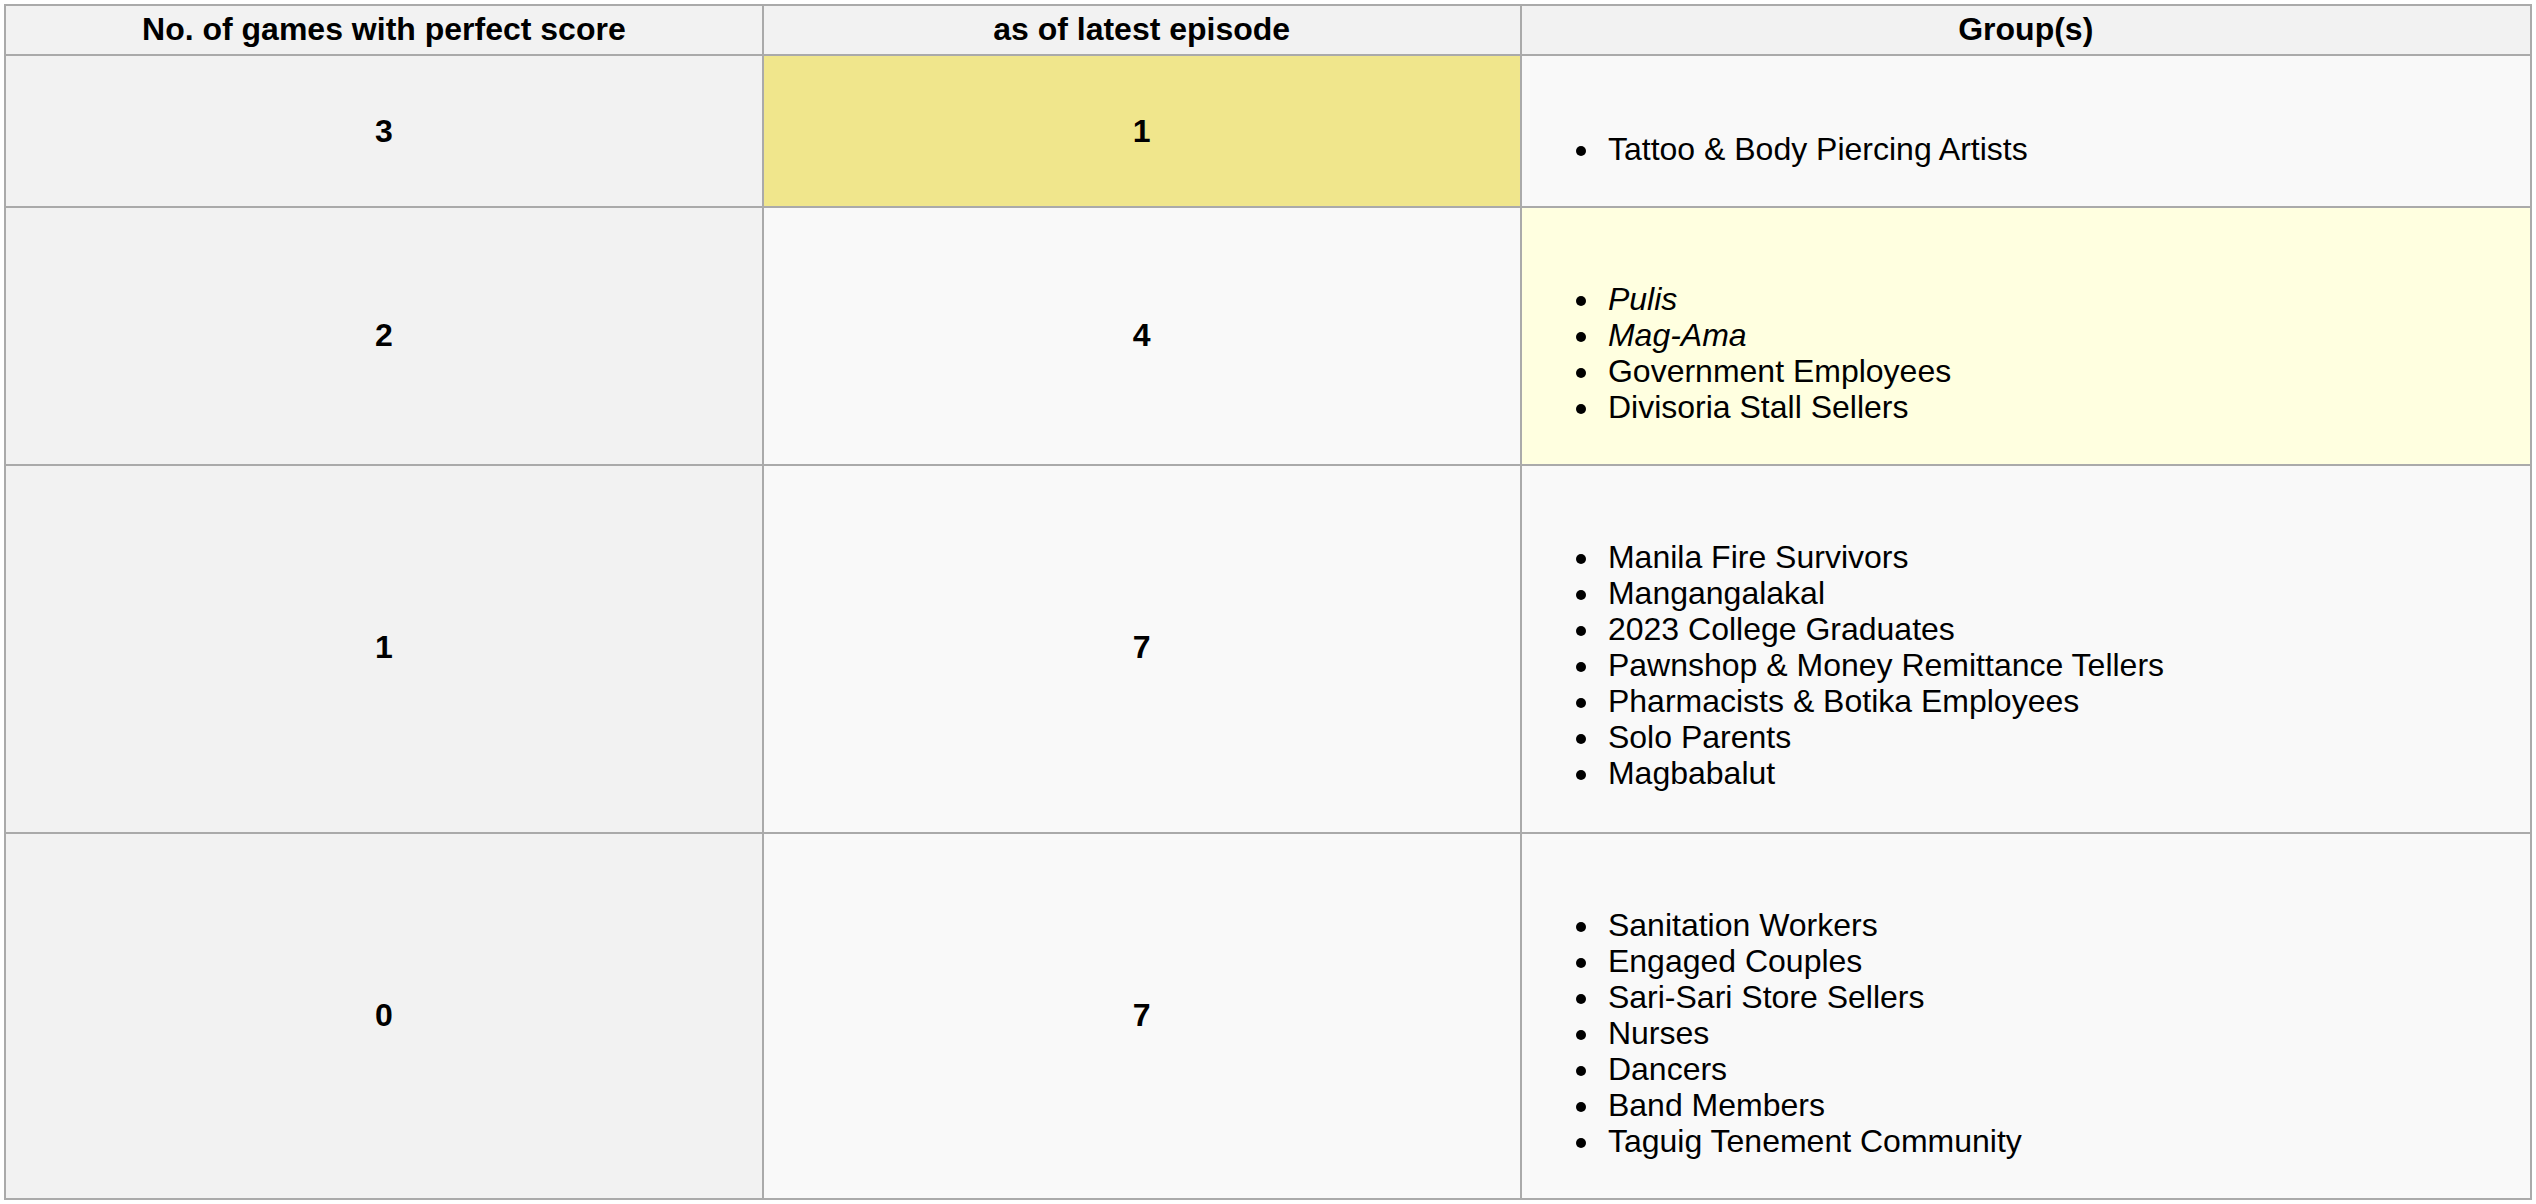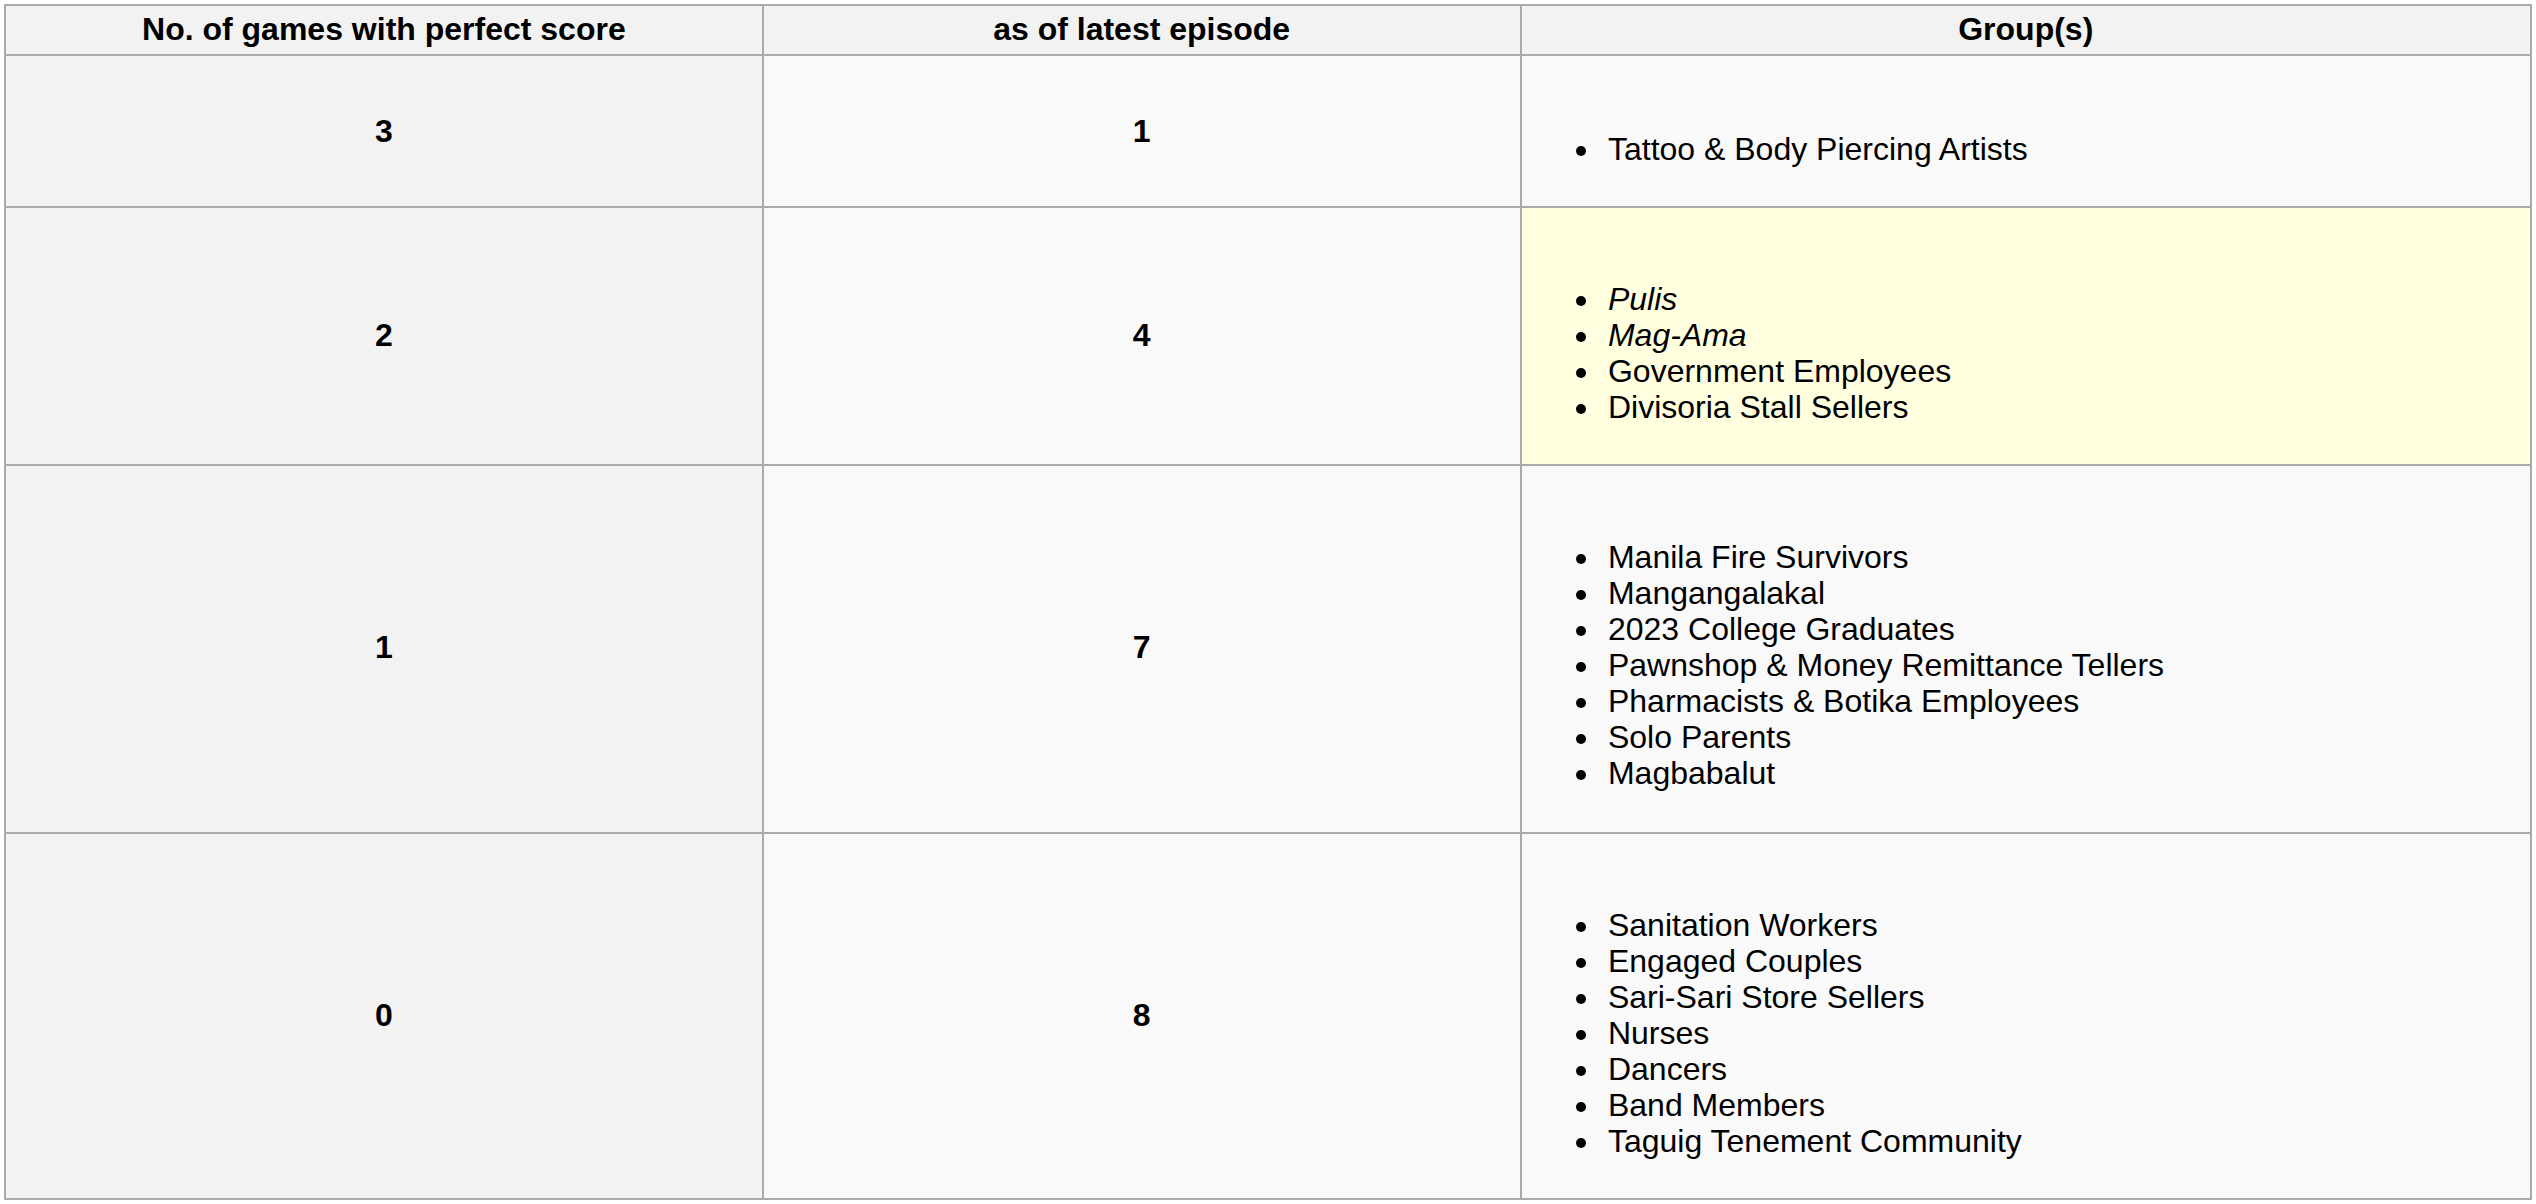(1142, 130) khaki background -> (1142, 130) no background
(1142, 1014) 7 -> (1142, 1014) 8
